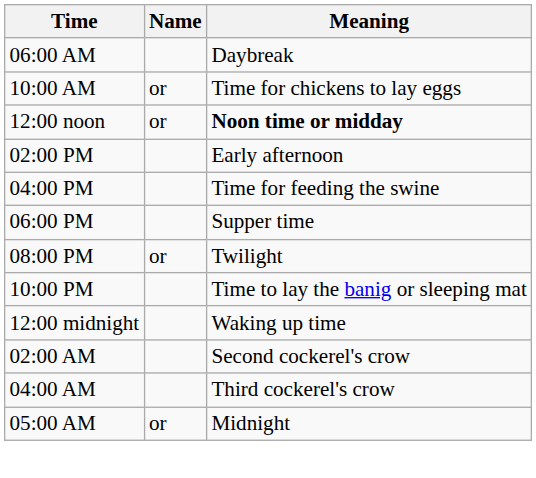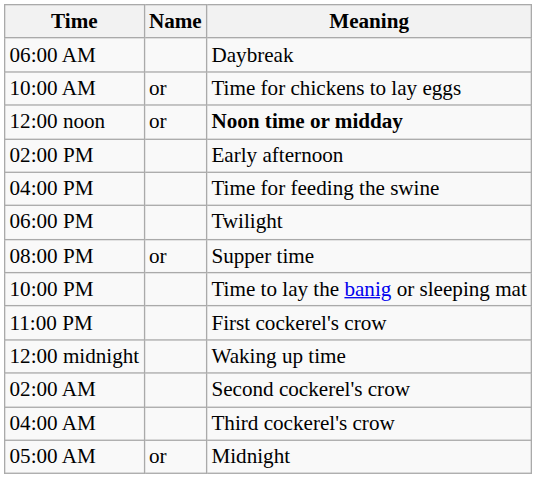(263, 222) Supper time -> (247, 222) Twilight
(247, 255) Twilight -> (263, 255) Supper time
+ row: (51, 322)
